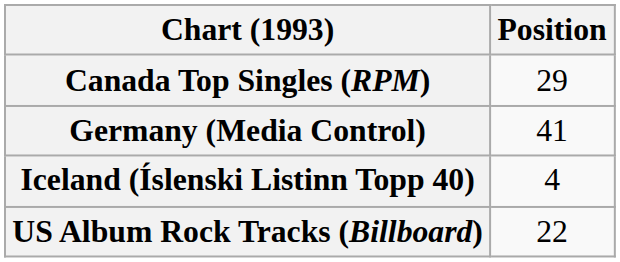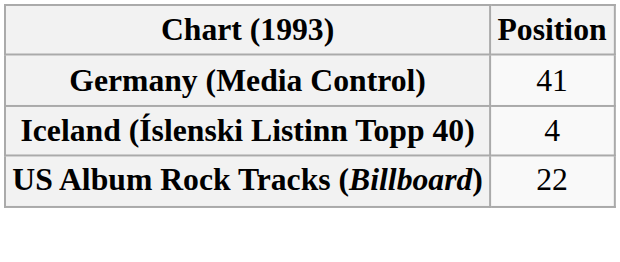- row: (248, 79)
